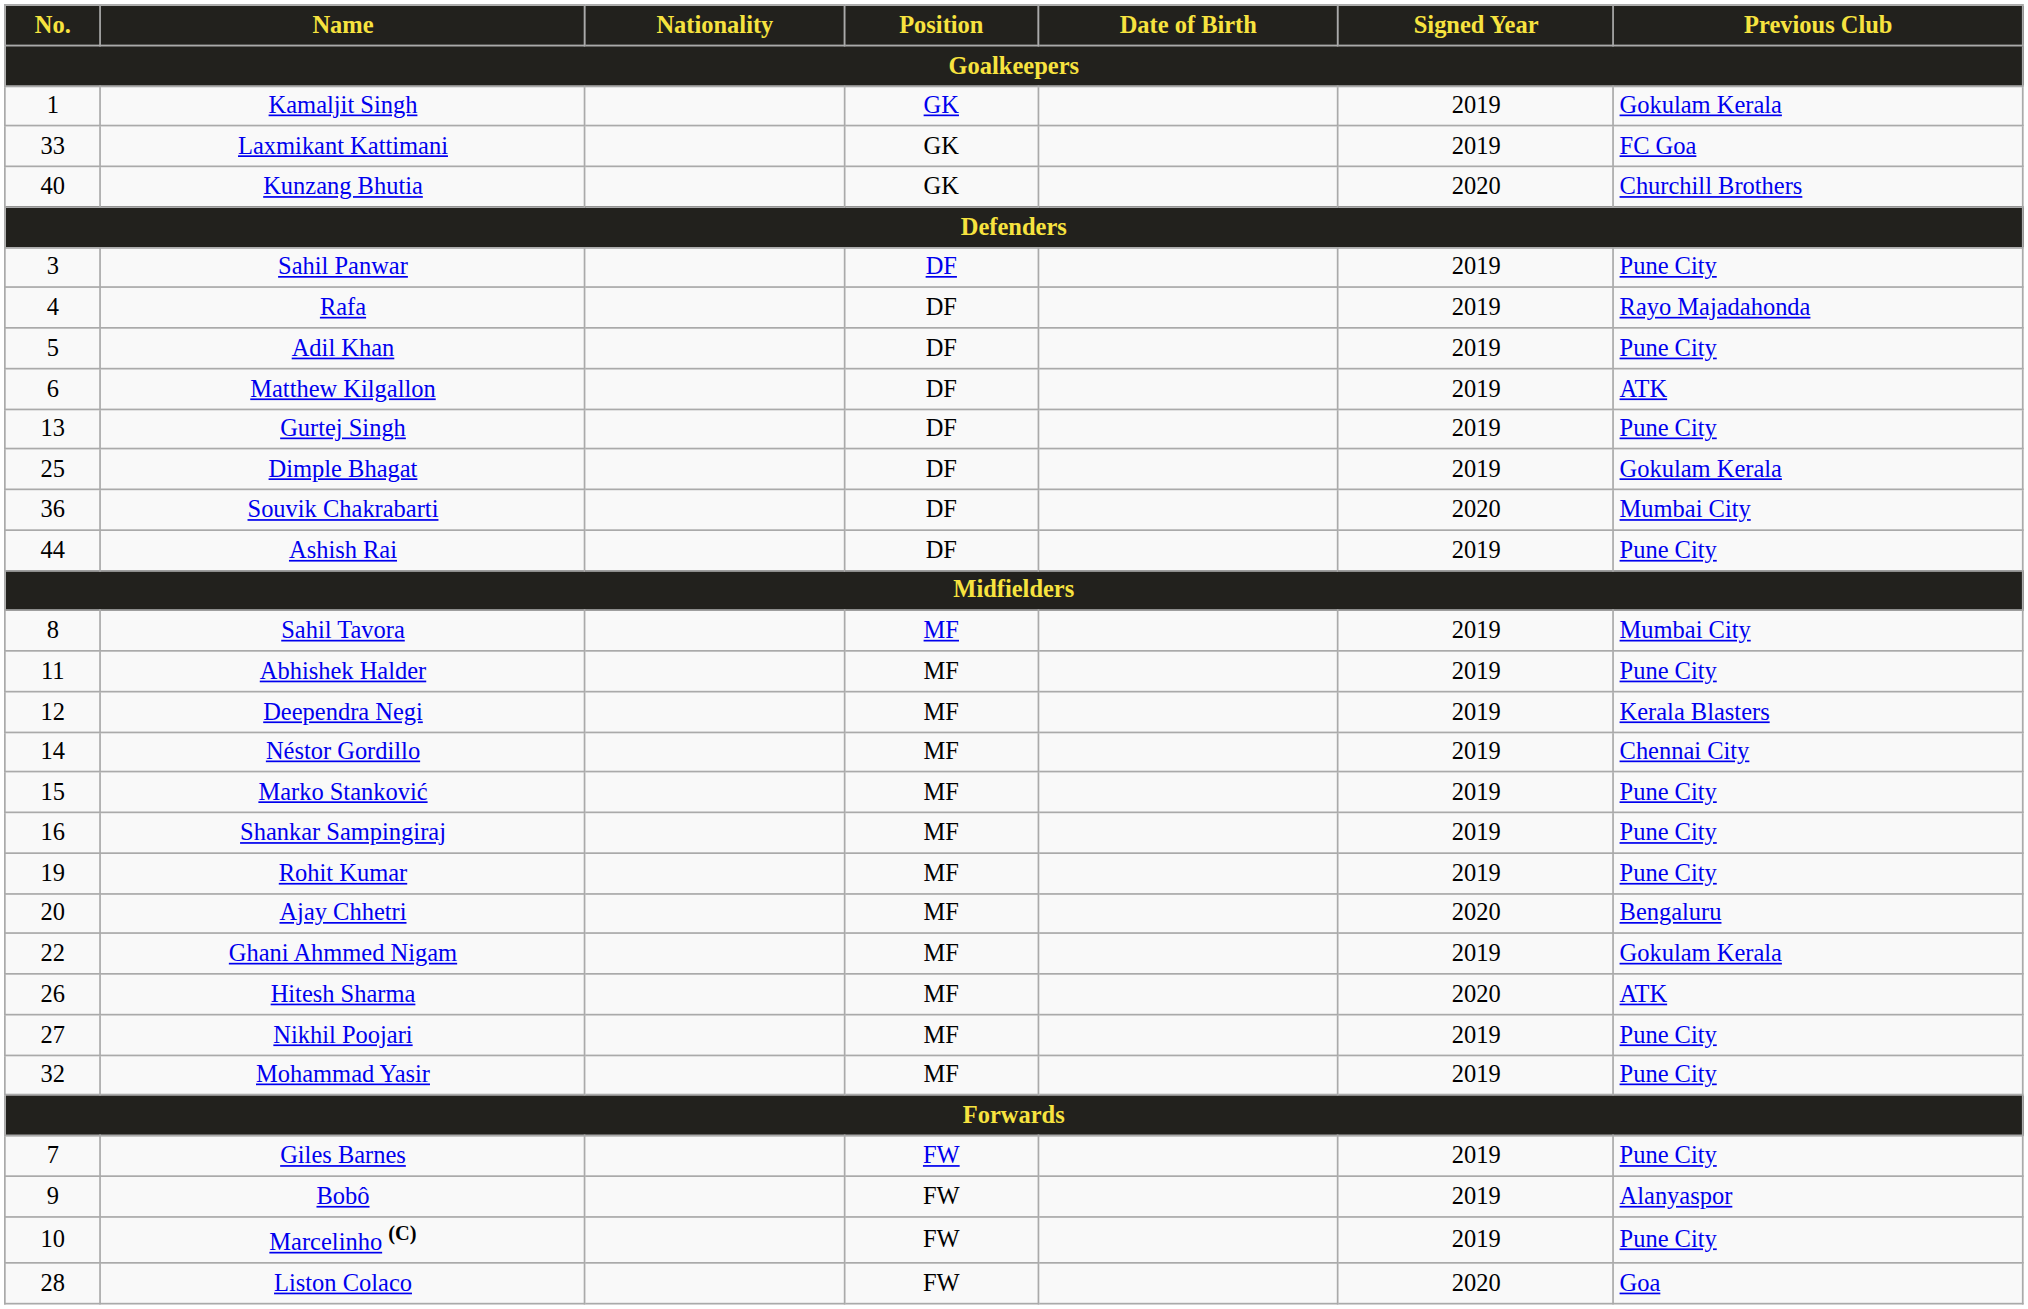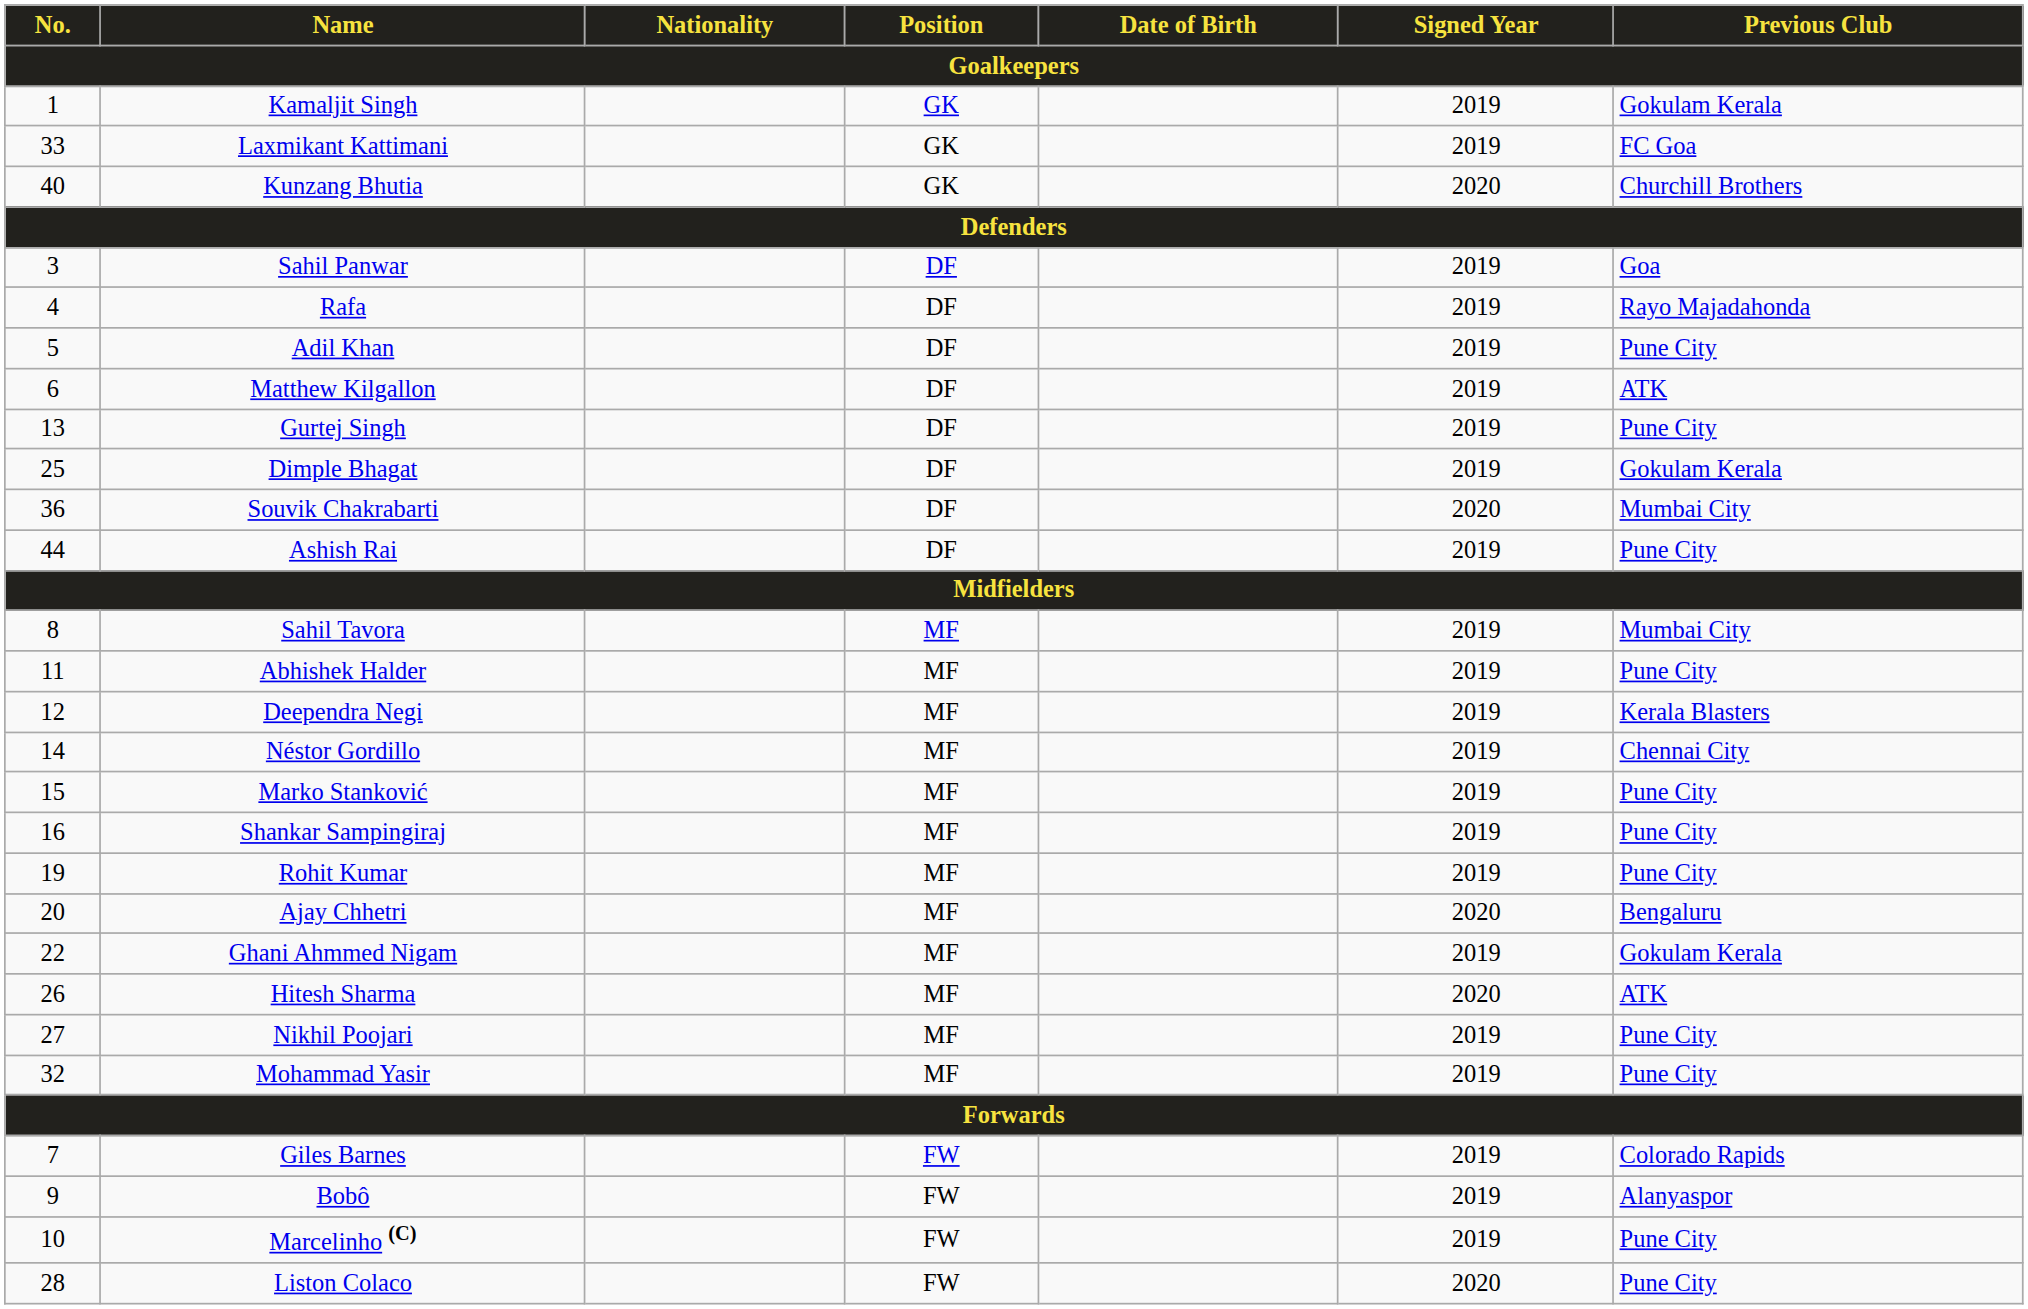(1668, 267) Pune City -> (1640, 267) Goa
(1668, 1155) Pune City -> (1702, 1155) Colorado Rapids
(1640, 1283) Goa -> (1668, 1283) Pune City
